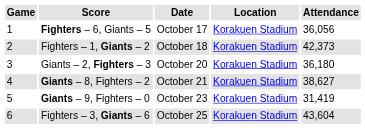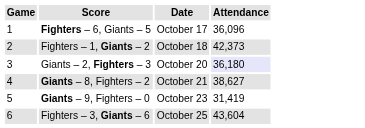- column: (255, 12)
(319, 30) 36,056 -> (229, 30) 36,096
(319, 64) no background -> (229, 64) lavender background
